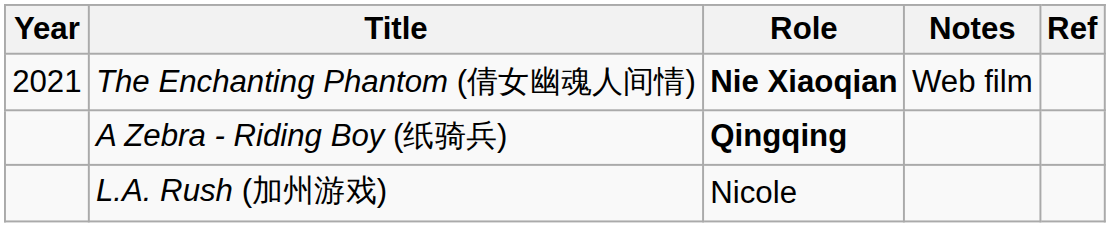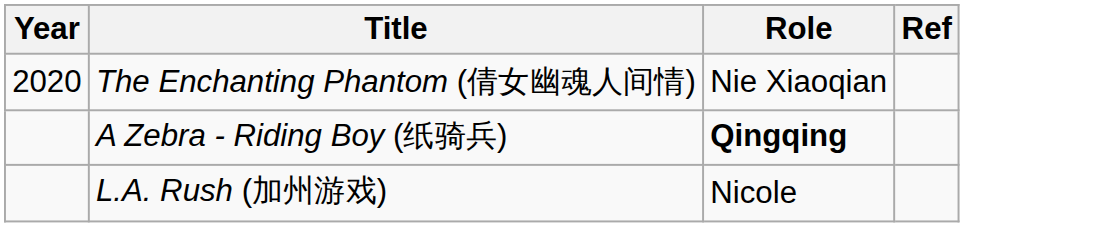- column: (972, 29)
(47, 81) 2021 -> (47, 81) 2020
(804, 81) bold -> (799, 81) normal
